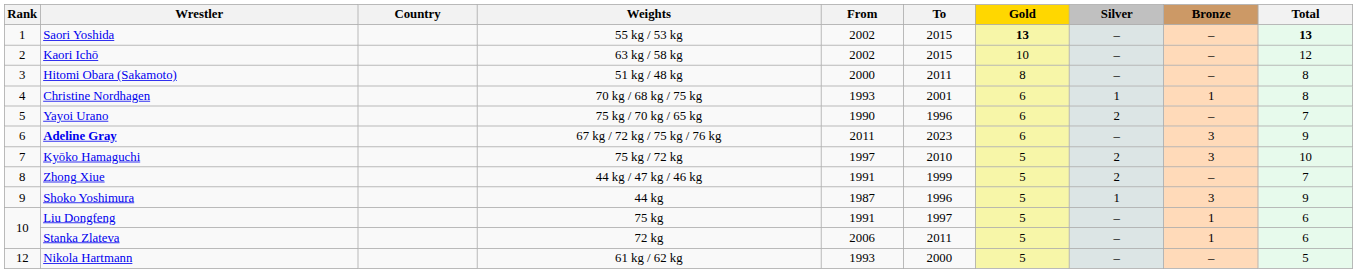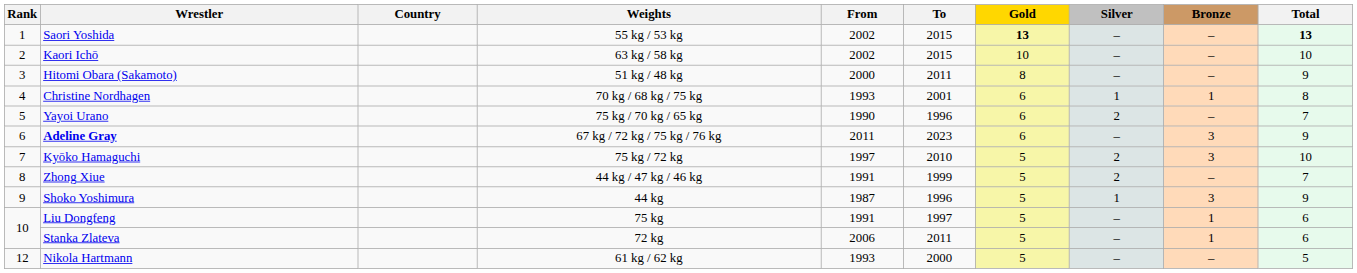(1306, 55) 12 -> (1306, 55) 10
(1306, 75) 8 -> (1306, 75) 9
